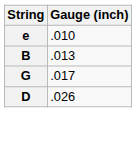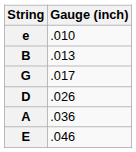+ row: (26, 116)
+ row: (26, 137)
